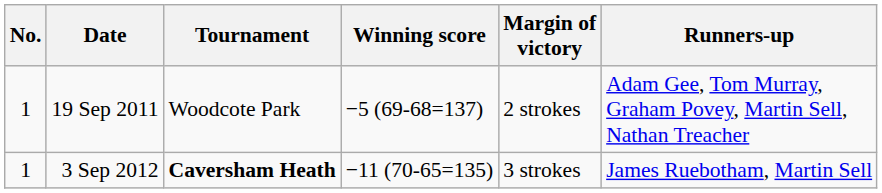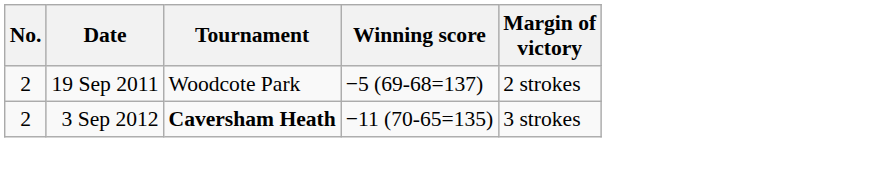- column: (739, 35)
(26, 109) 1 -> (26, 83) 2
(26, 170) 1 -> (26, 119) 2
